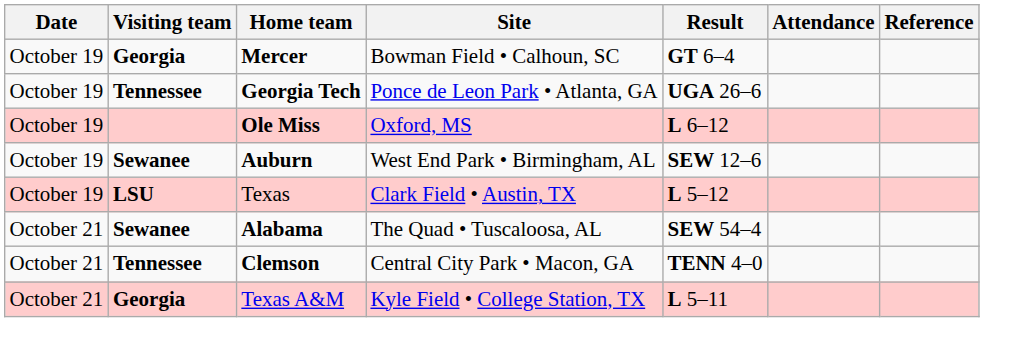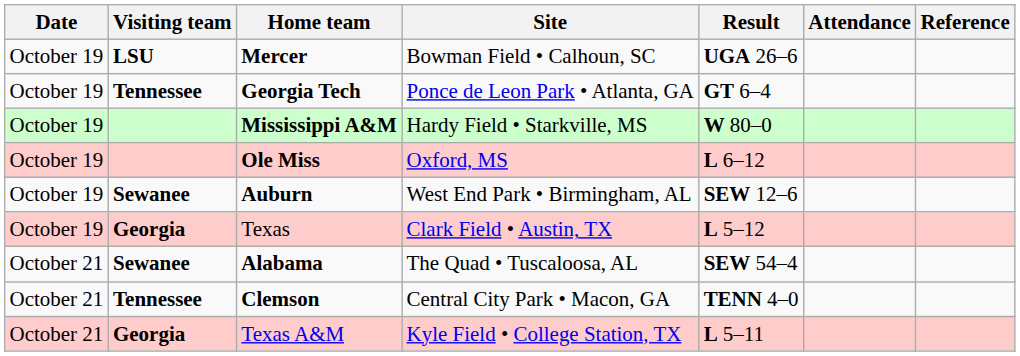(149, 56) Georgia -> (133, 56) LSU
(701, 56) GT 6–4 -> (751, 56) UGA 26–6
(714, 91) UGA 26–6 -> (737, 91) GT 6–4
+ row: (319, 125)
(133, 194) LSU -> (149, 229) Georgia
